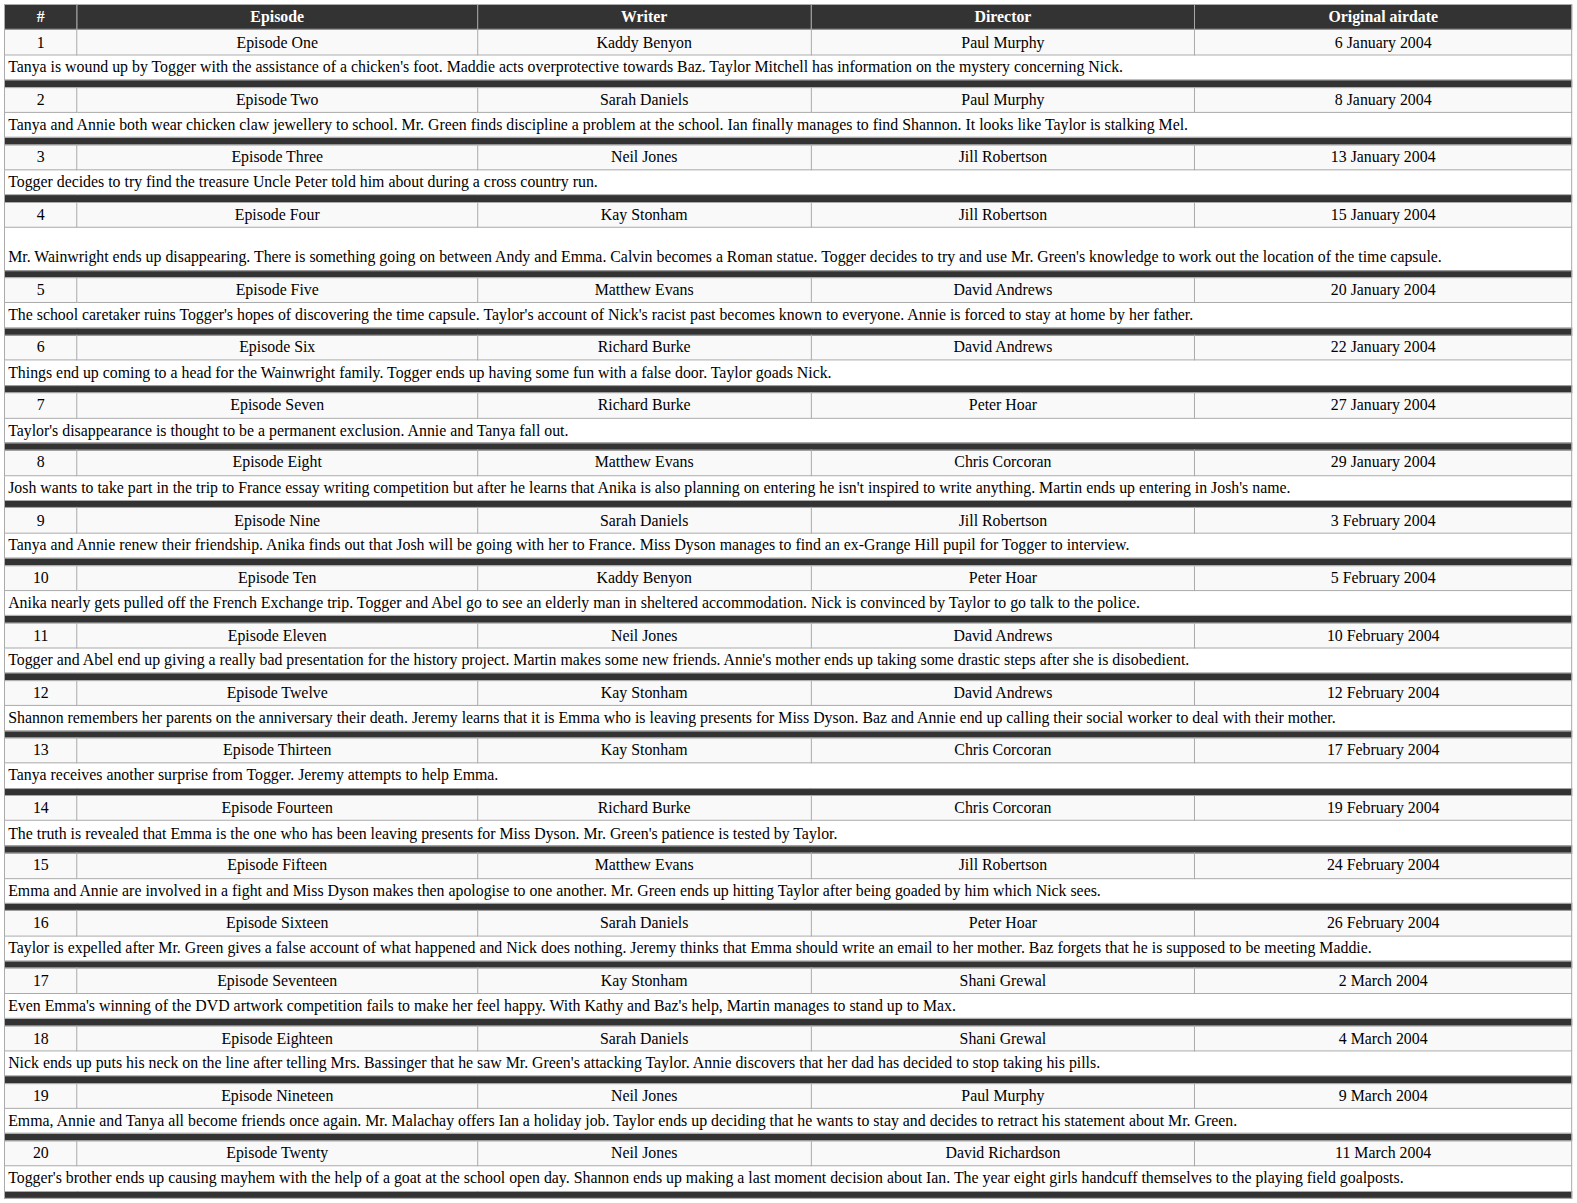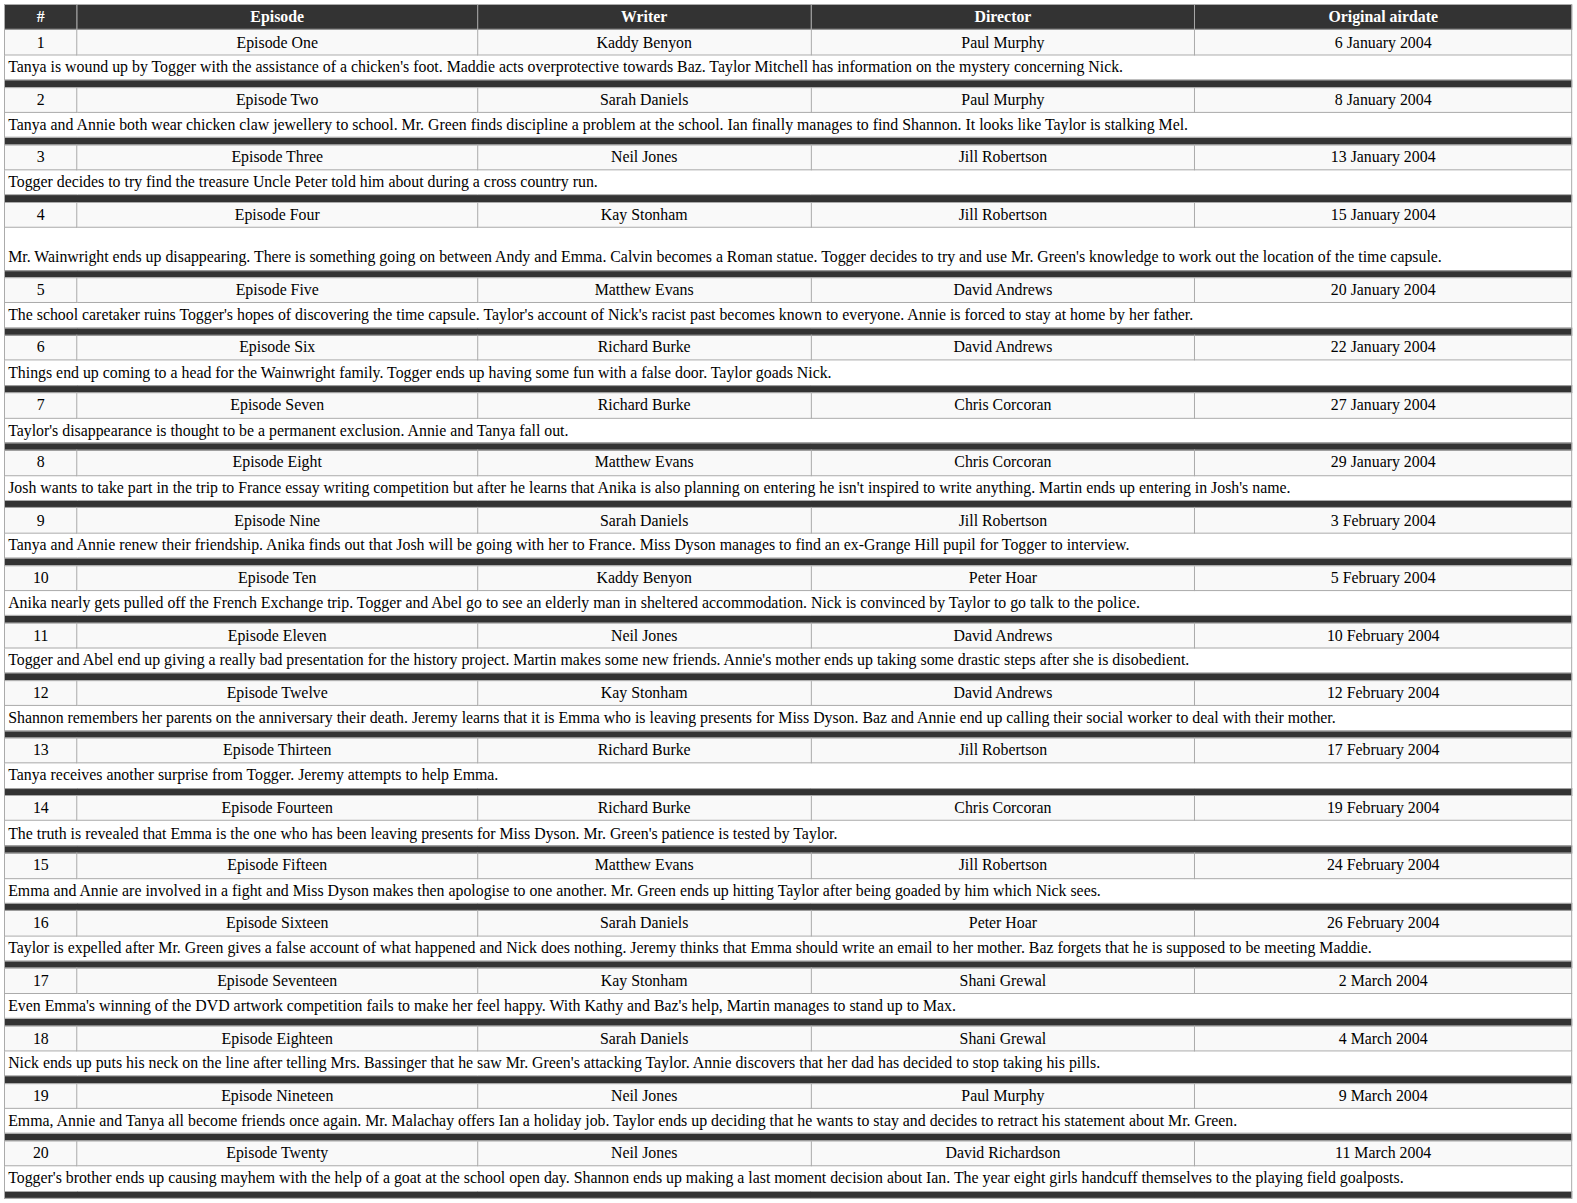(1003, 405) Peter Hoar -> (1003, 405) Chris Corcoran
(644, 750) Kay Stonham -> (644, 750) Richard Burke
(1003, 750) Chris Corcoran -> (1003, 750) Jill Robertson
